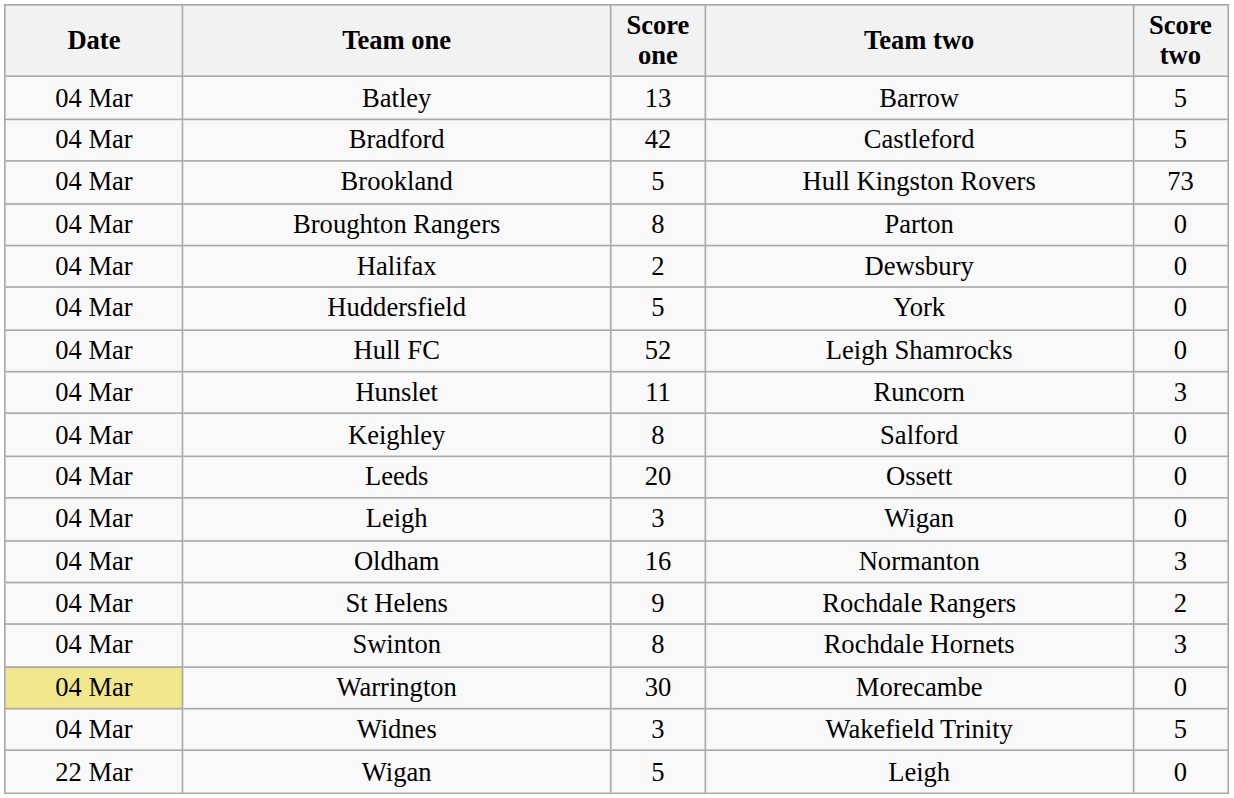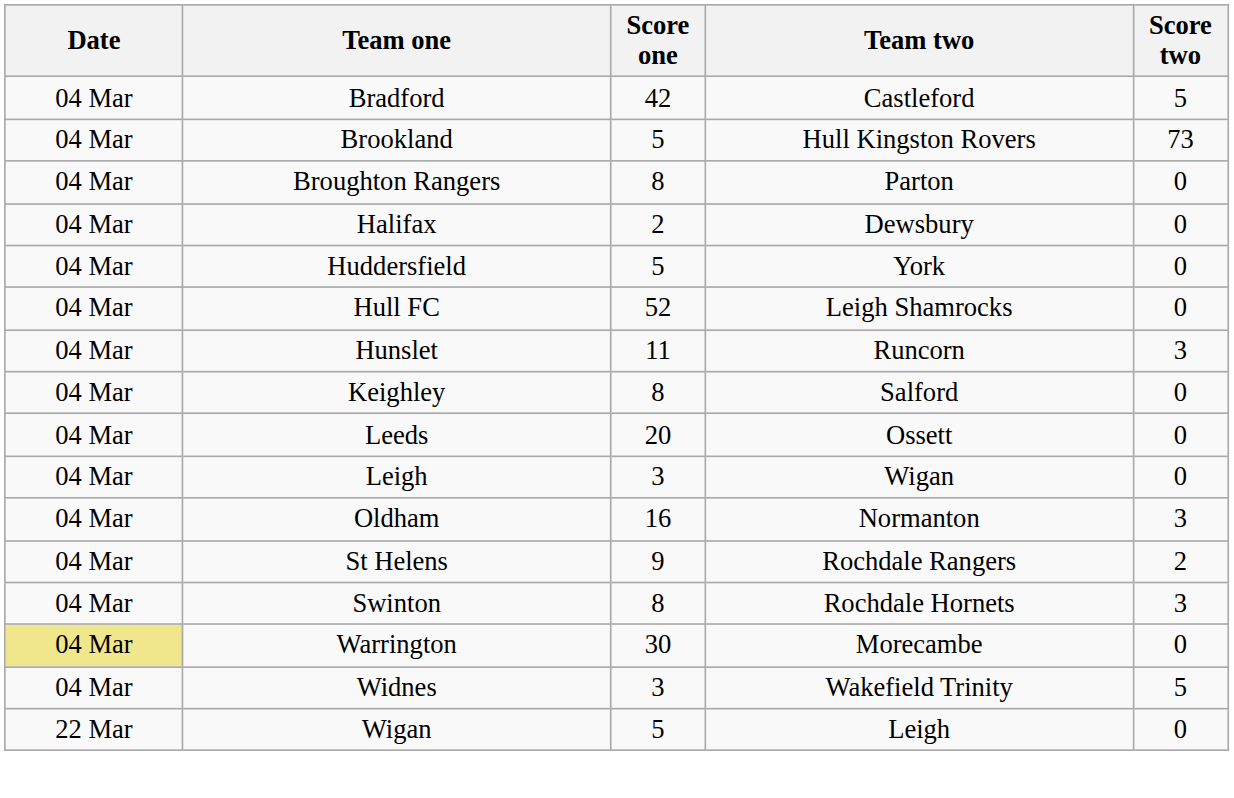- row: (397, 97)
